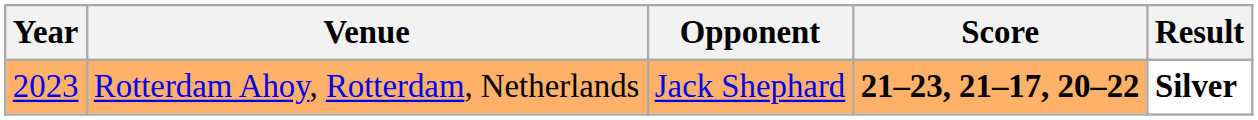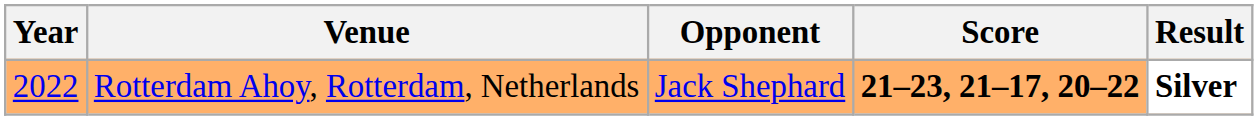(46, 86) 2023 -> (46, 86) 2022
